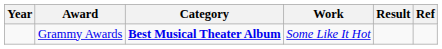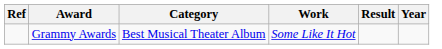columns swapped: (20, 14) <-> (425, 14)
(204, 34) bold -> (194, 34) normal
